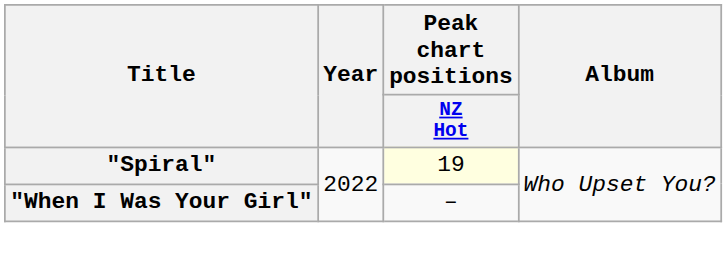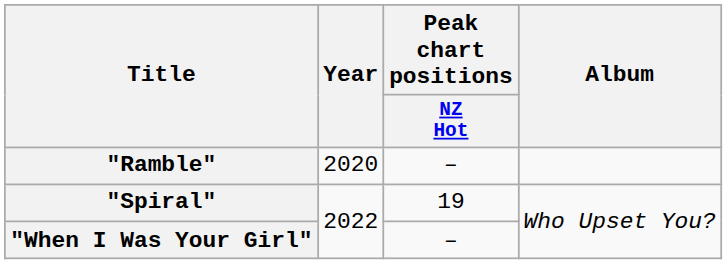+ row: (161, 165)
(451, 165) lightyellow background -> (451, 203) no background
